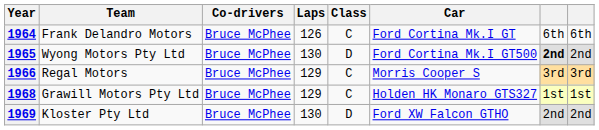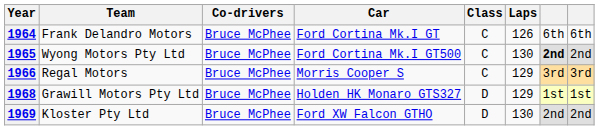columns swapped: (455, 14) <-> (311, 14)
(349, 54) D -> (485, 54) C
(349, 94) C -> (485, 94) D
